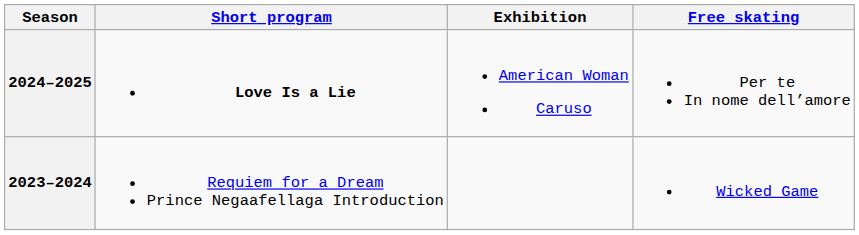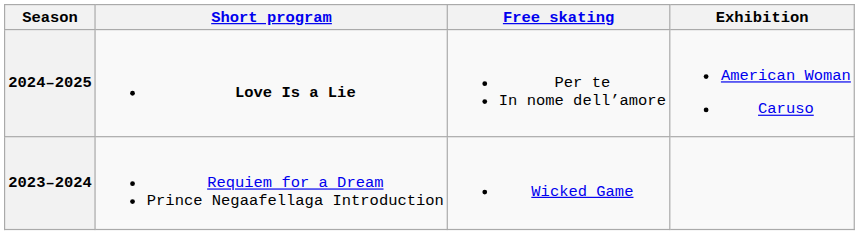columns swapped: (744, 17) <-> (540, 17)
